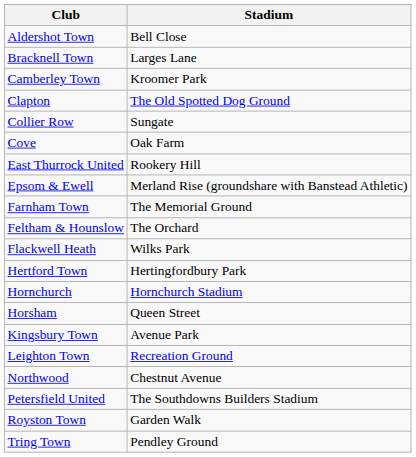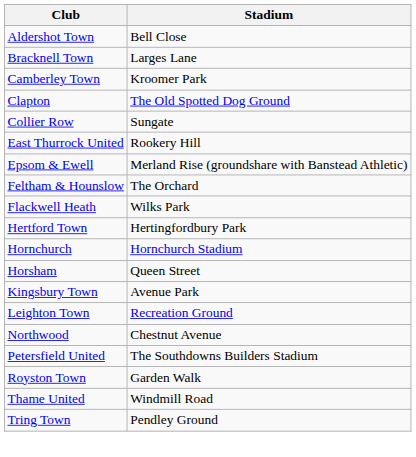- row: (22, 143)
- row: (48, 206)
+ row: (46, 398)
